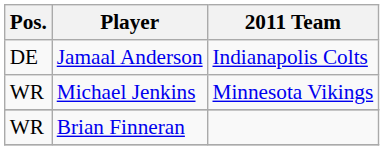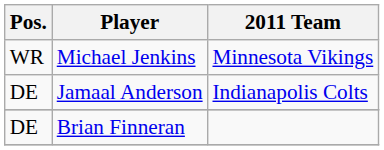rows swapped: (126, 92) <-> (130, 57)
(27, 127) WR -> (24, 127) DE
